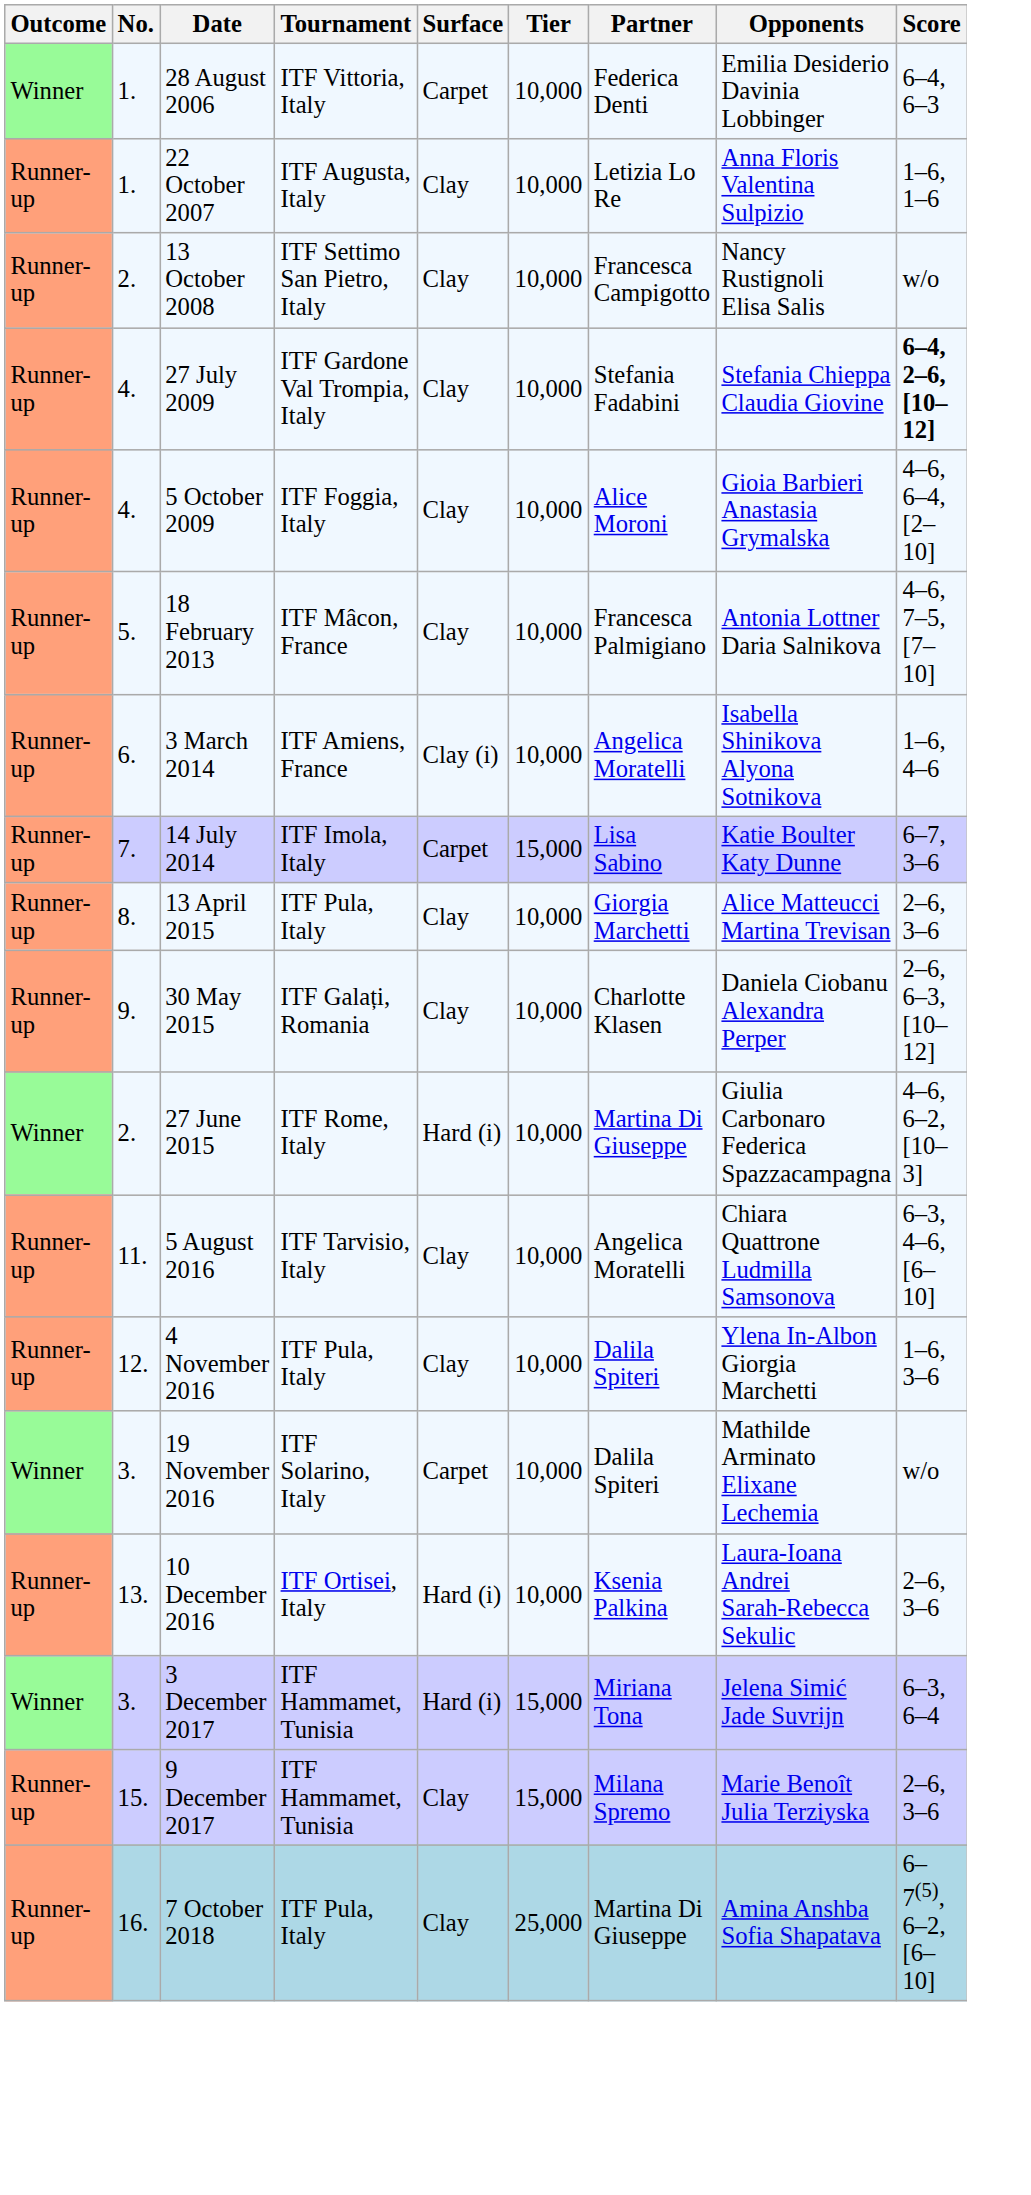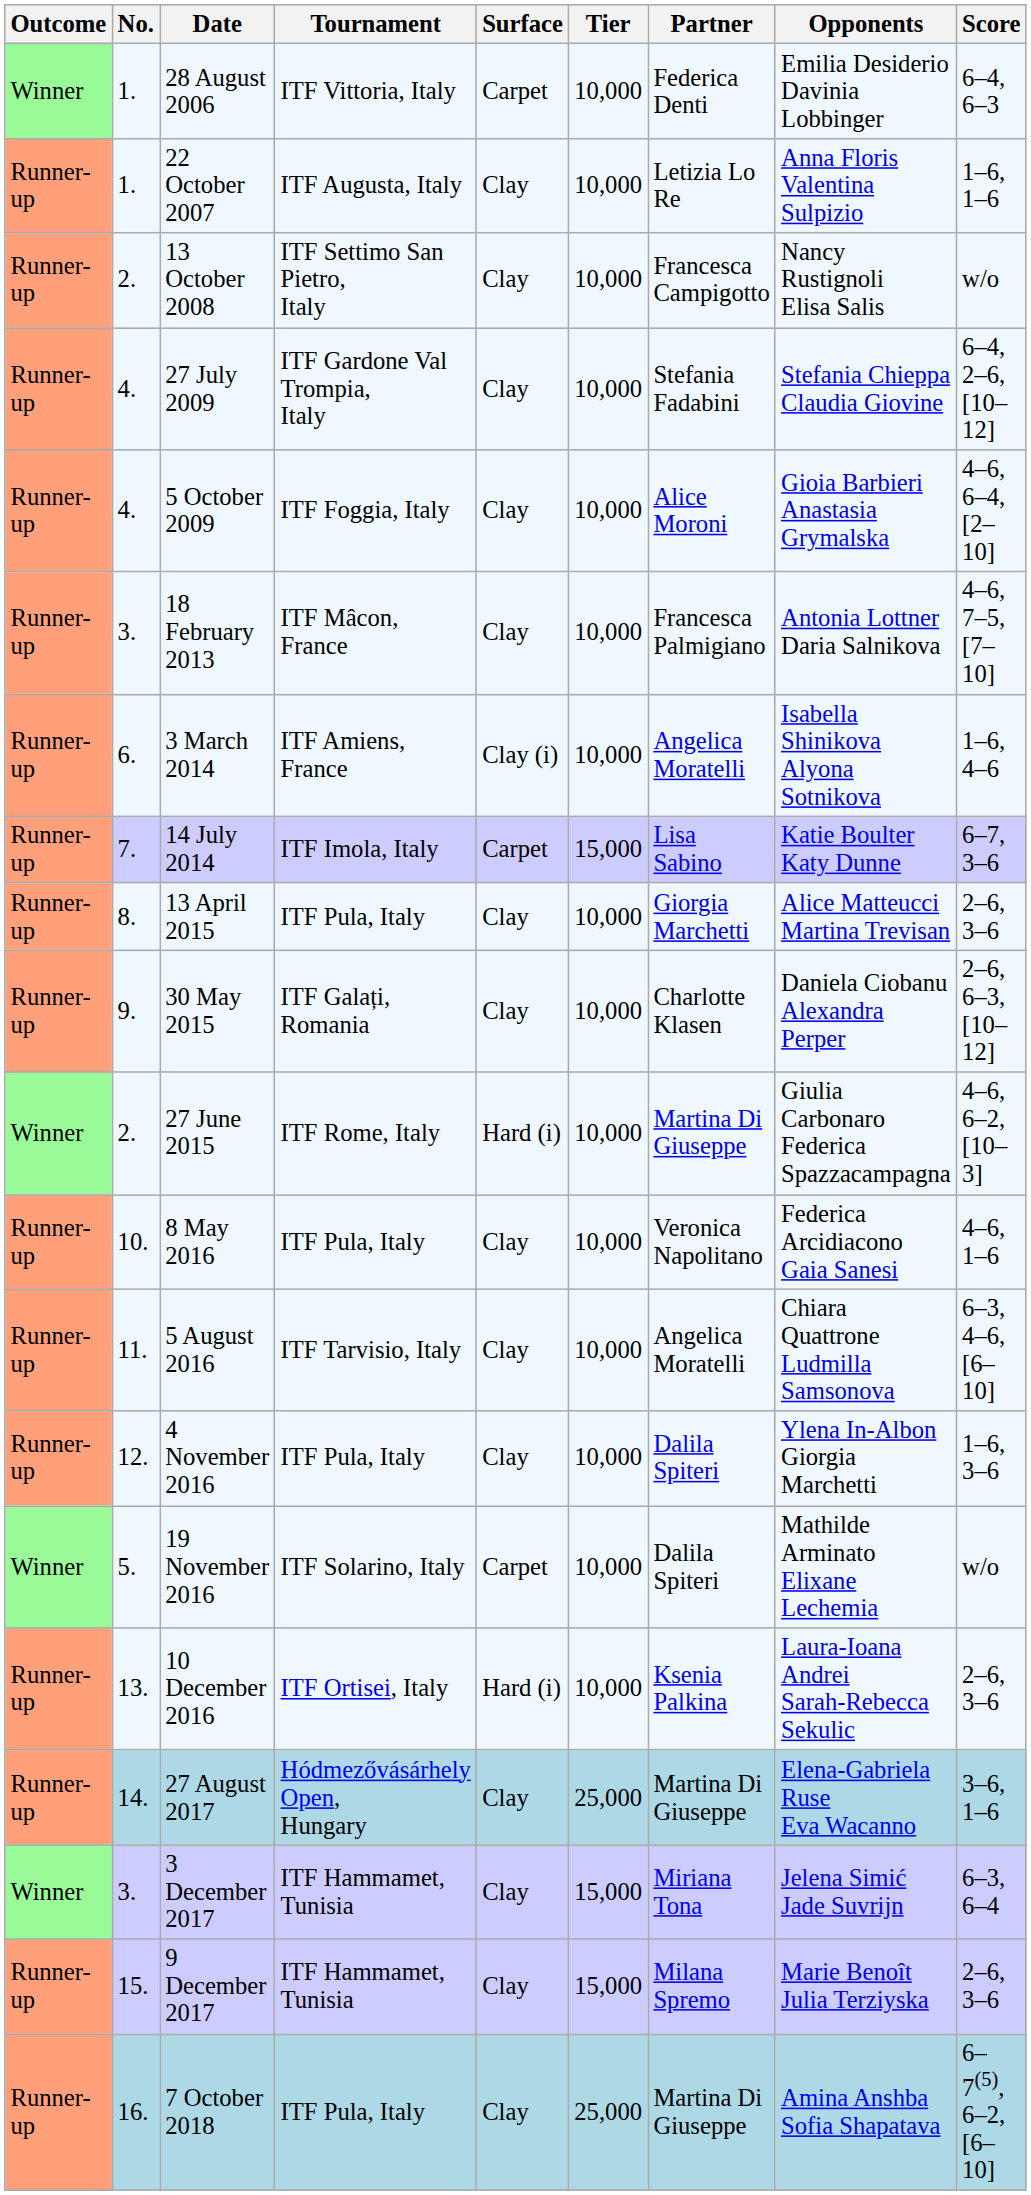(925, 388) bold -> (985, 388) normal
(127, 632) 5. -> (127, 632) 3.
+ row: (197, 1241)
(127, 1472) 3. -> (127, 1566) 5.
+ row: (216, 1797)
(462, 1702) Hard (i) -> (505, 1891) Clay
